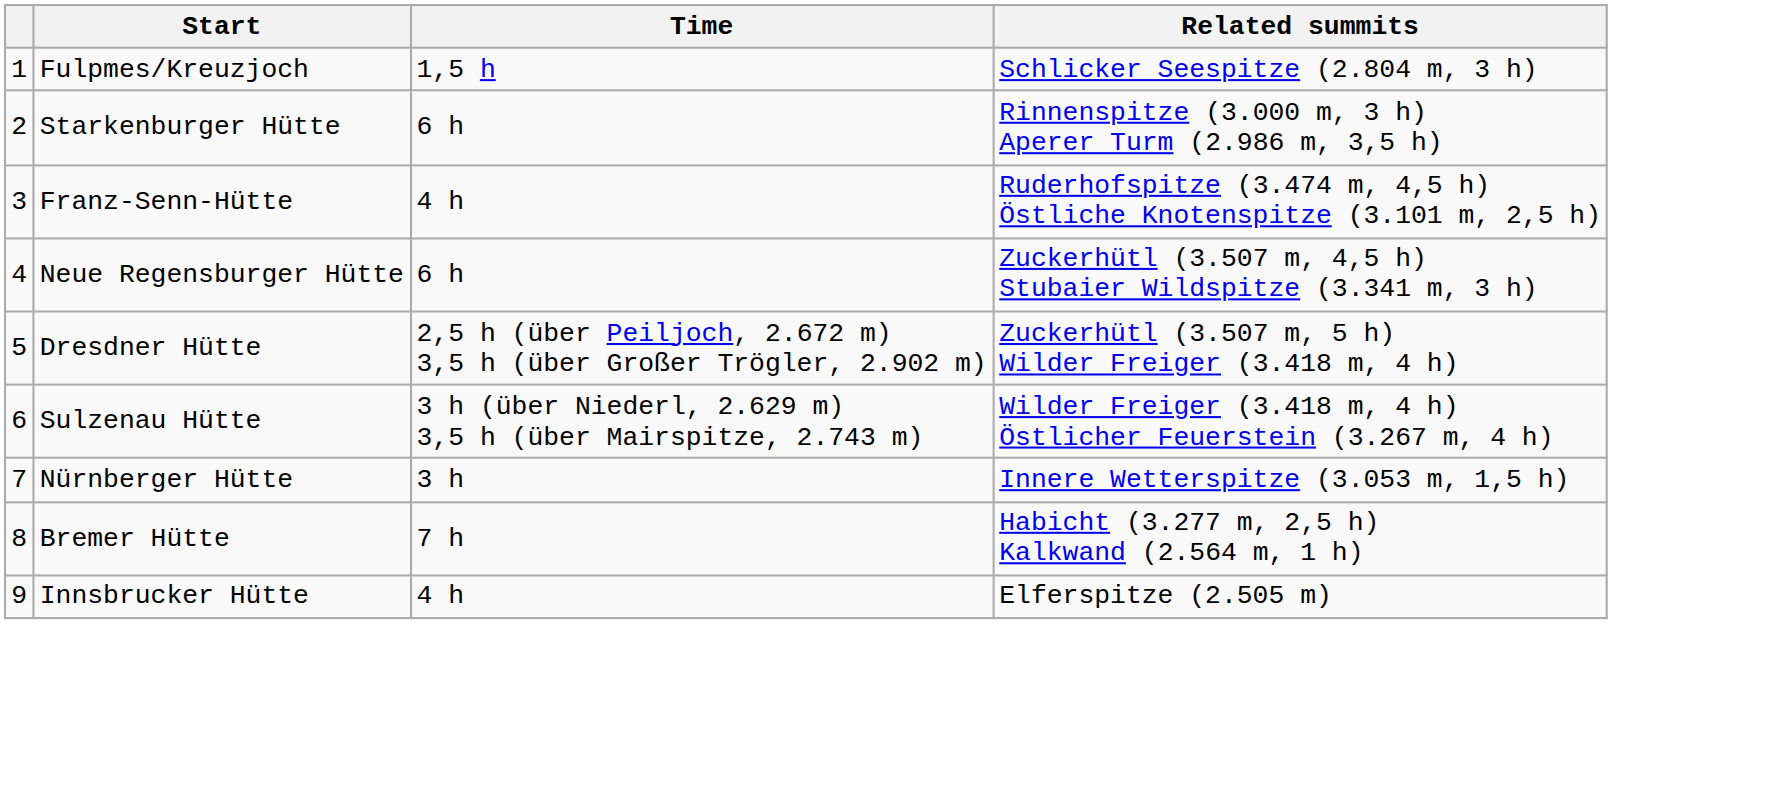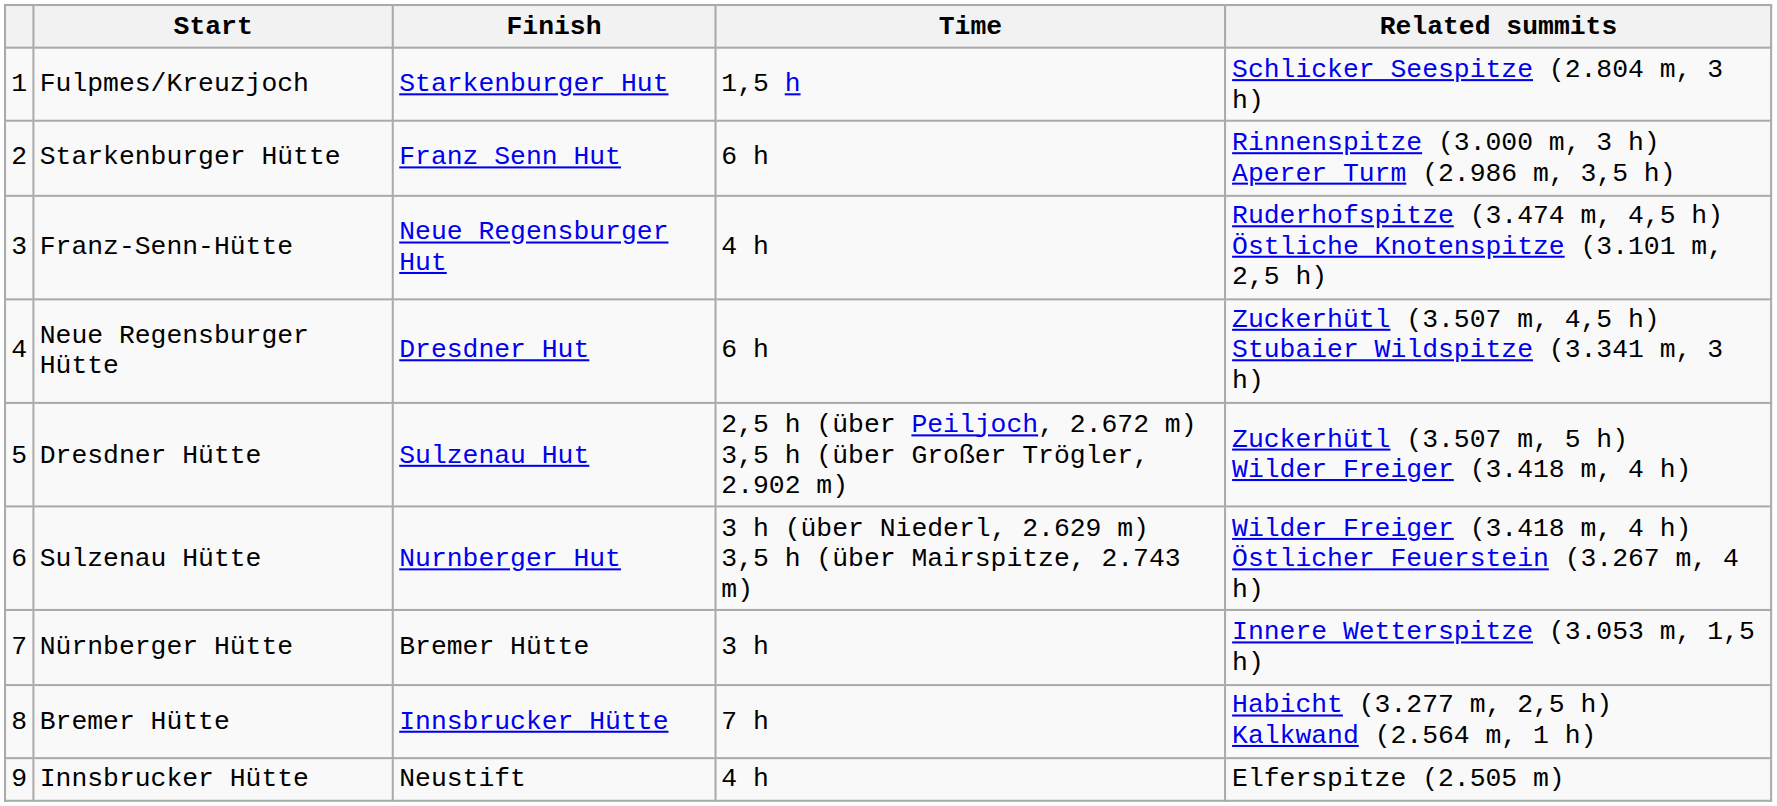+ column: (554, 27)
